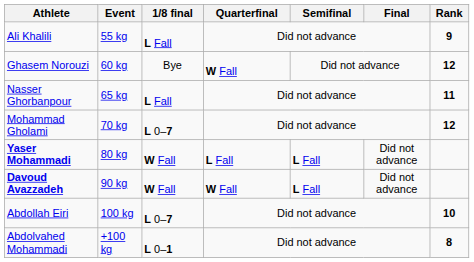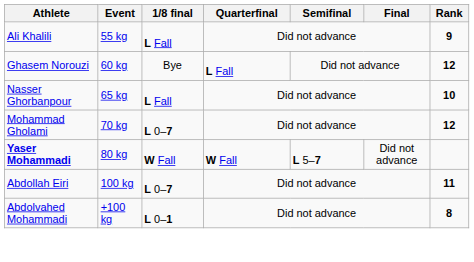(221, 72) W Fall -> (220, 72) L Fall
(449, 96) 11 -> (449, 96) 10
(220, 161) L Fall -> (221, 161) W Fall
(306, 161) L Fall -> (307, 161) L 5–7
- row: (35, 184)
(449, 213) 10 -> (449, 184) 11
